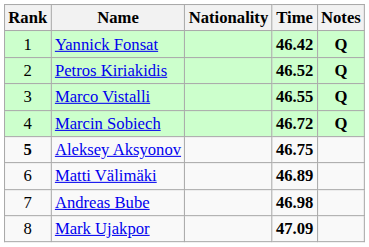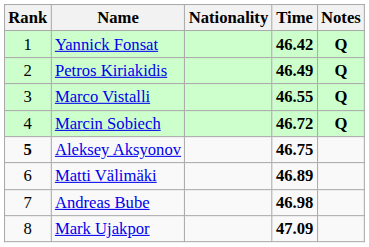(295, 70) 46.52 -> (295, 70) 46.49
